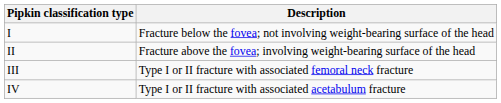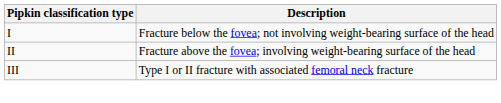- row: (13, 88)
